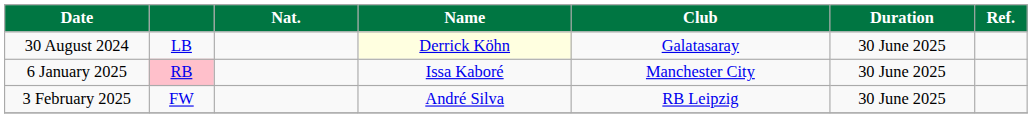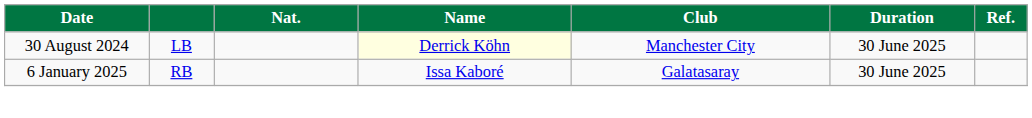(700, 45) Galatasaray -> (700, 45) Manchester City
(181, 72) pink background -> (181, 72) no background
(700, 72) Manchester City -> (700, 72) Galatasaray
- row: (77, 99)
